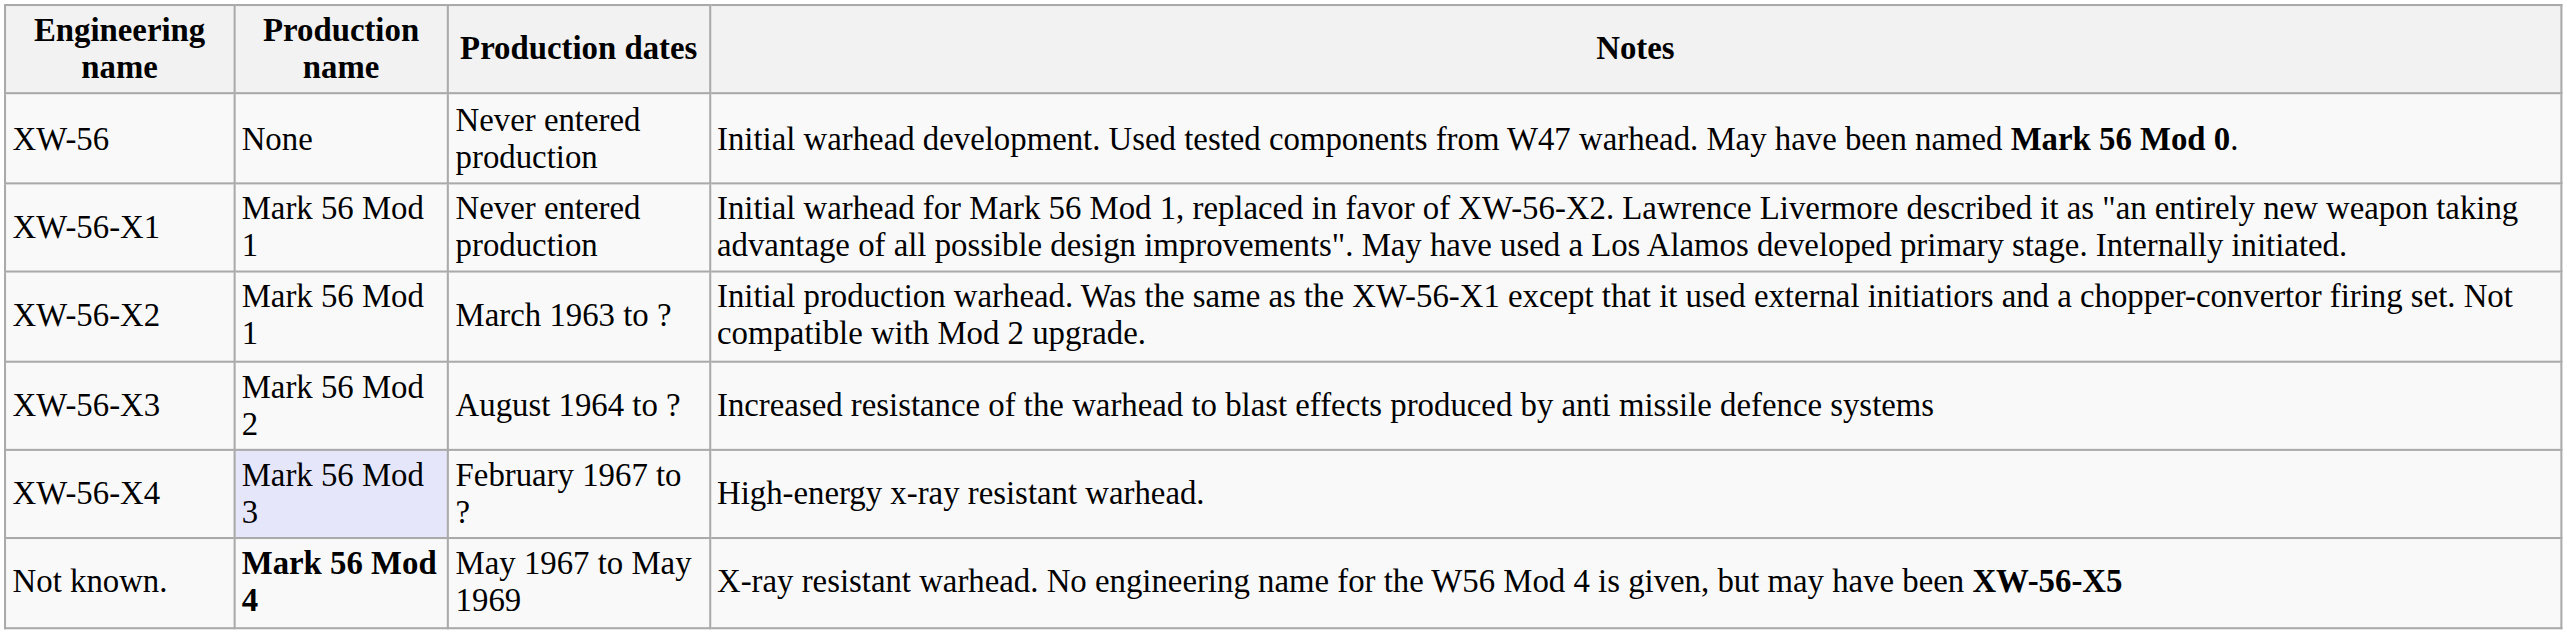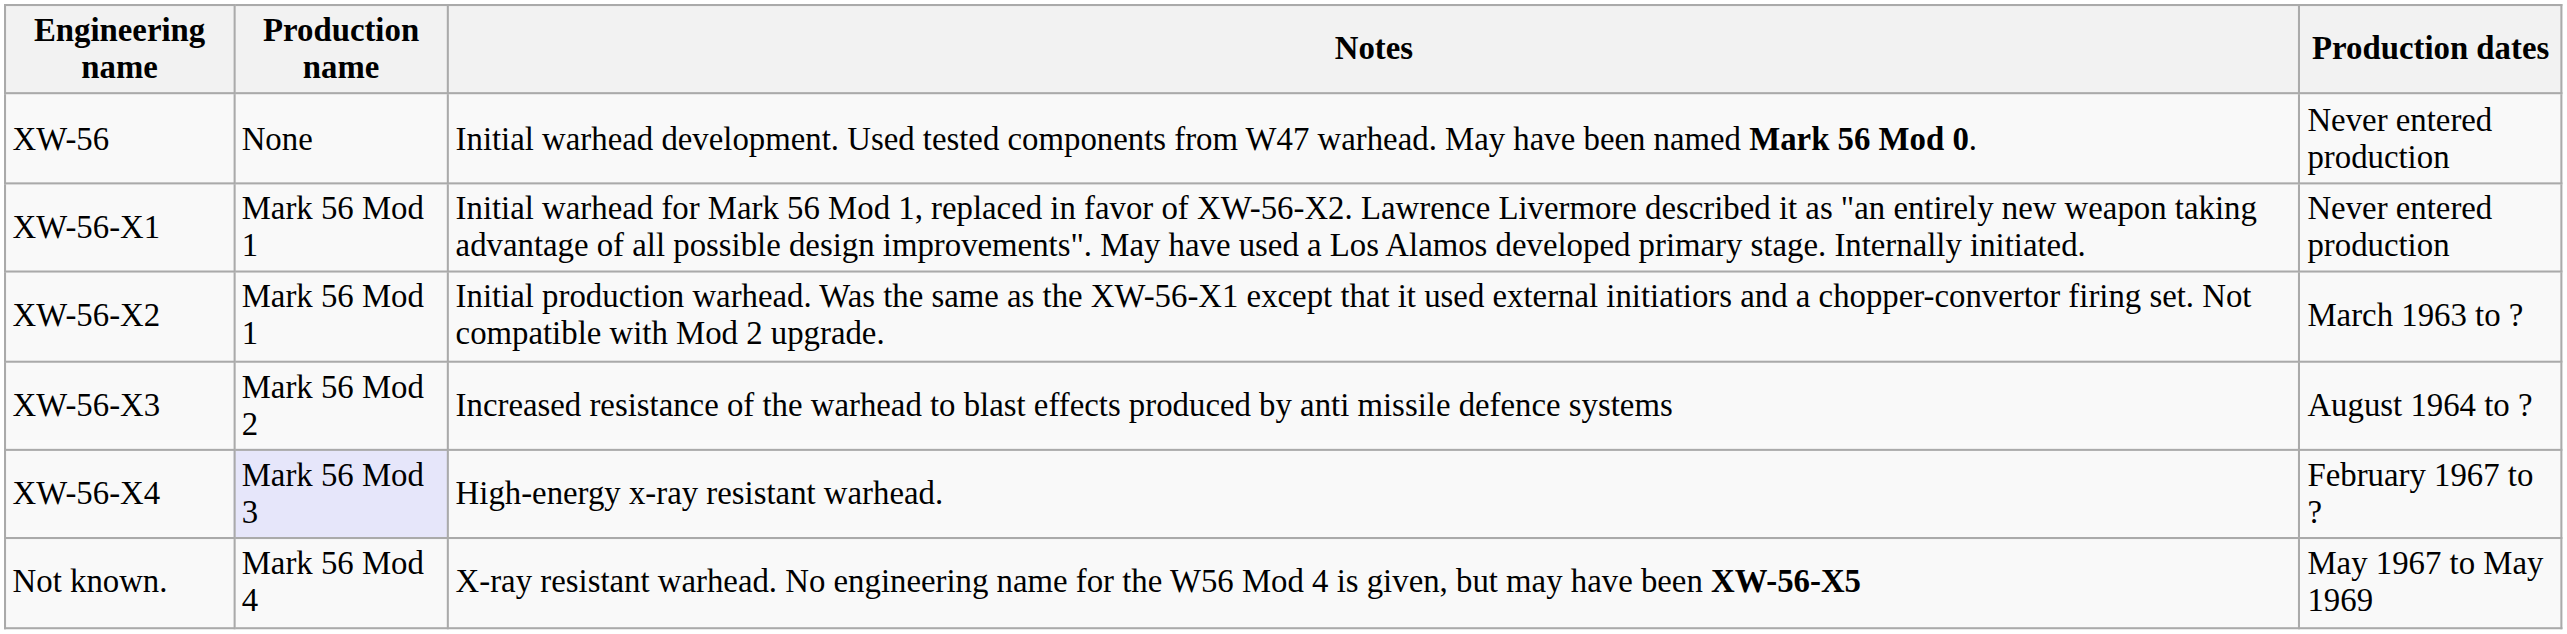columns swapped: (579, 48) <-> (1635, 48)
(339, 582) bold -> (333, 582) normal
